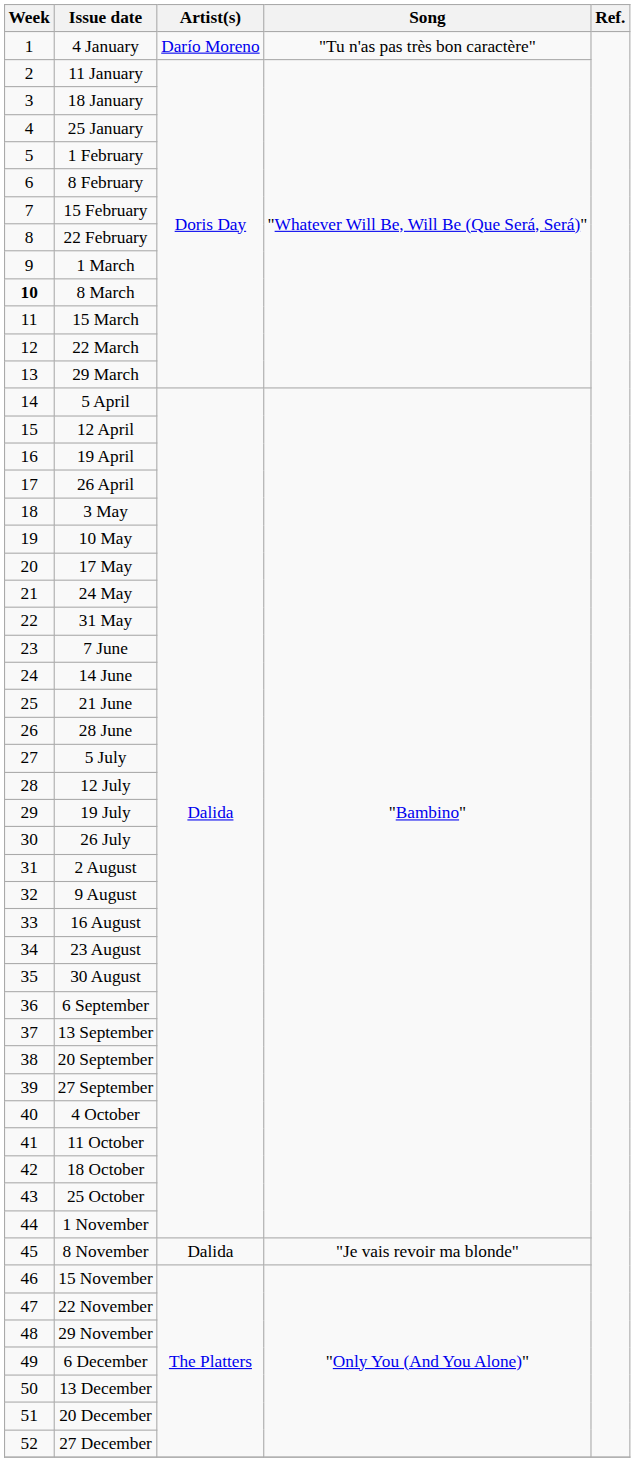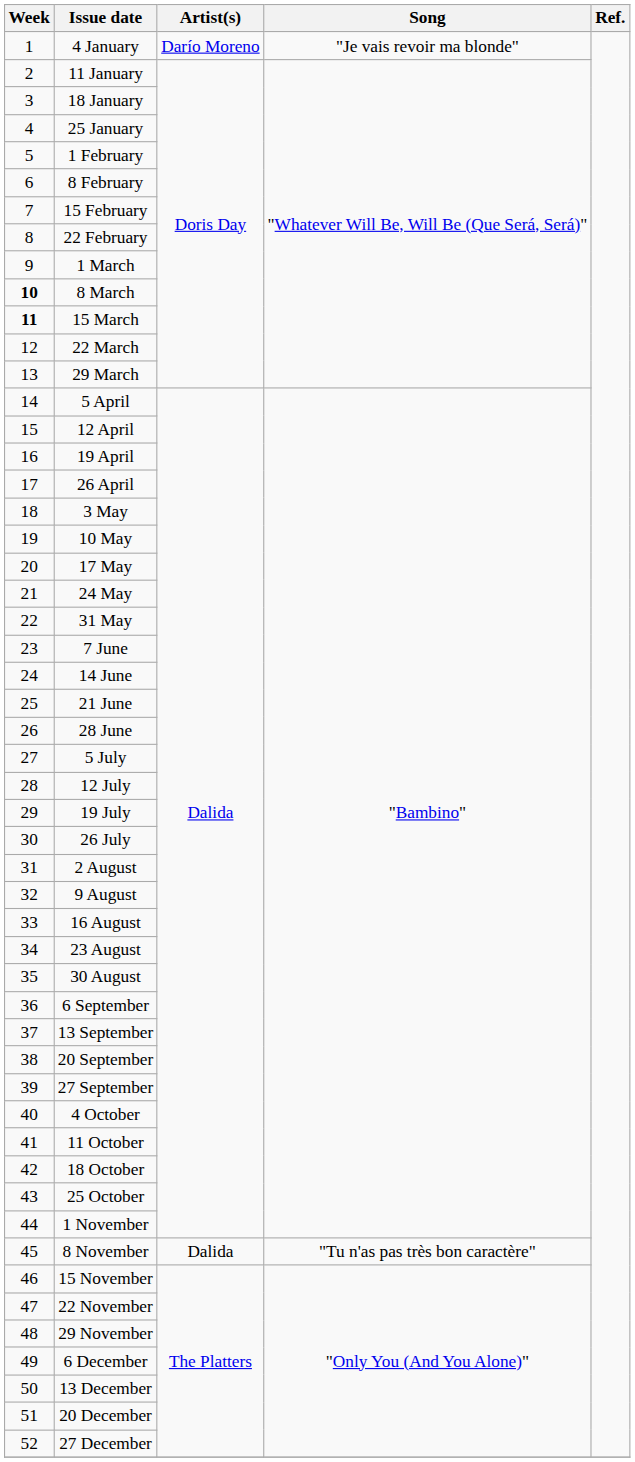(427, 45) "Tu n'as pas très bon caractère" -> (427, 45) "Je vais revoir ma blonde"
(29, 319) normal -> (29, 319) bold
(427, 1251) "Je vais revoir ma blonde" -> (427, 1251) "Tu n'as pas très bon caractère"
